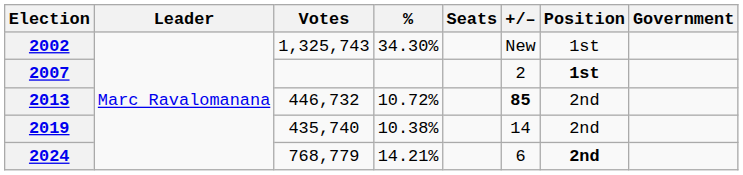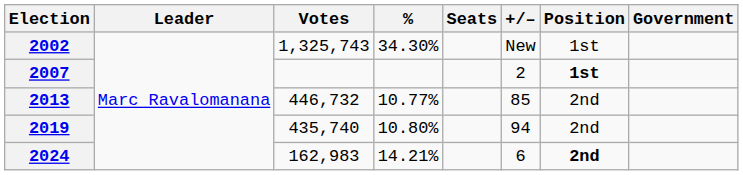(408, 101) 10.72% -> (408, 101) 10.77%
(521, 101) bold -> (521, 101) normal
(408, 129) 10.38% -> (408, 129) 10.80%
(521, 129) 14 -> (521, 129) 94
(324, 156) 768,779 -> (324, 156) 162,983
